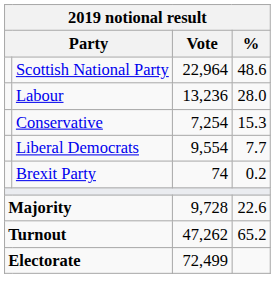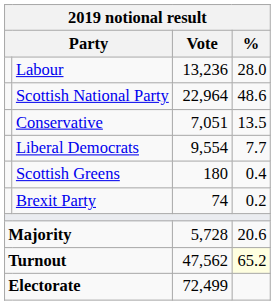rows swapped: (92, 69) <-> (40, 95)
(209, 122) 7,254 -> (209, 122) 7,051
(252, 122) 15.3 -> (252, 122) 13.5
+ row: (68, 174)
(209, 208) 9,728 -> (209, 234) 5,728
(252, 208) 22.6 -> (252, 234) 20.6
(205, 234) 47,262 -> (205, 260) 47,562
(252, 234) no background -> (252, 260) lightyellow background
